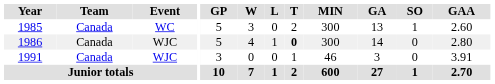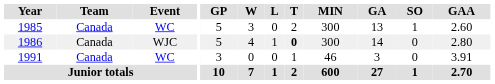(165, 57) WJC -> (165, 57) WC
